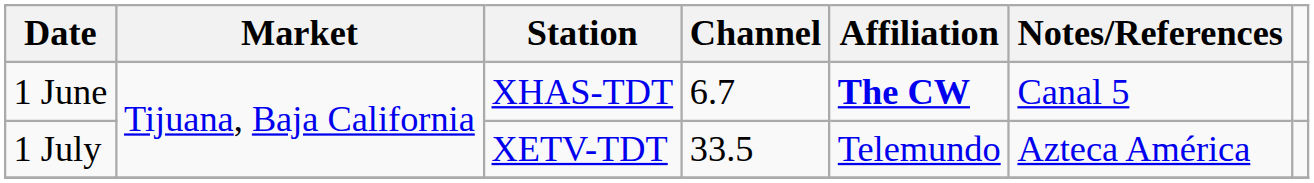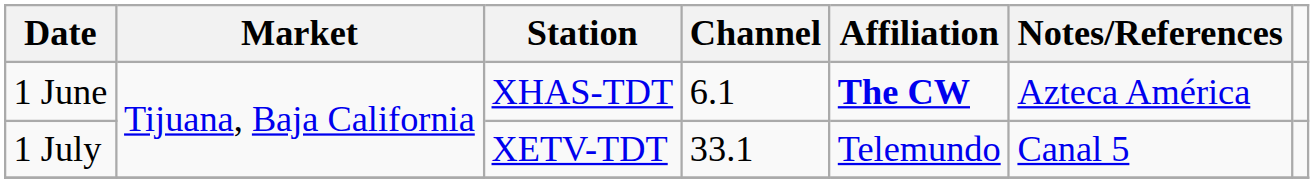(713, 90) 6.7 -> (713, 90) 6.1
(1073, 90) Canal 5 -> (1134, 90) Azteca América
(722, 148) 33.5 -> (722, 148) 33.1
(1134, 148) Azteca América -> (1073, 148) Canal 5
